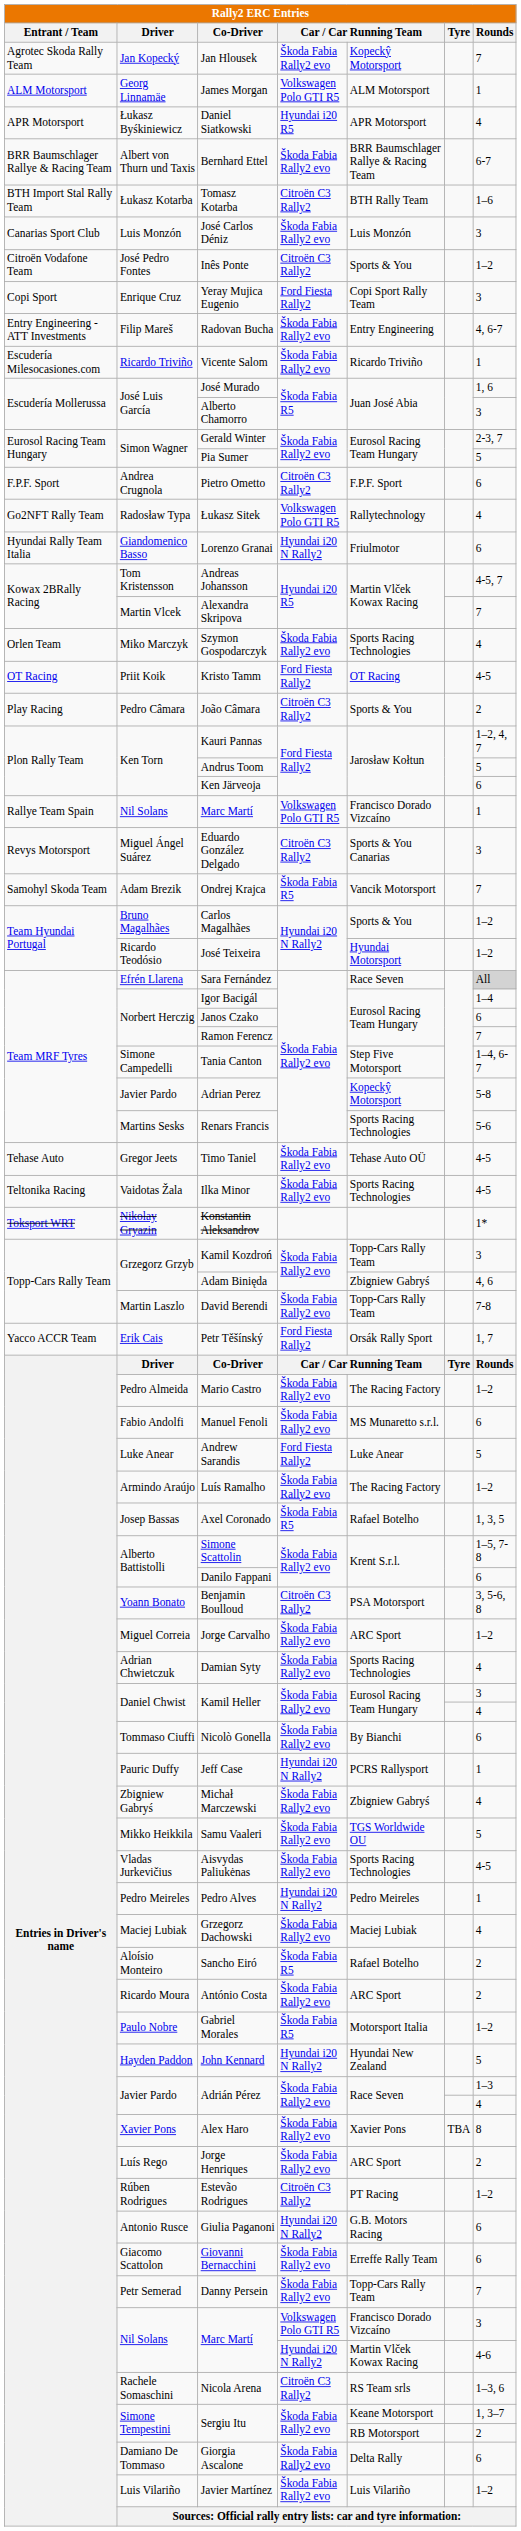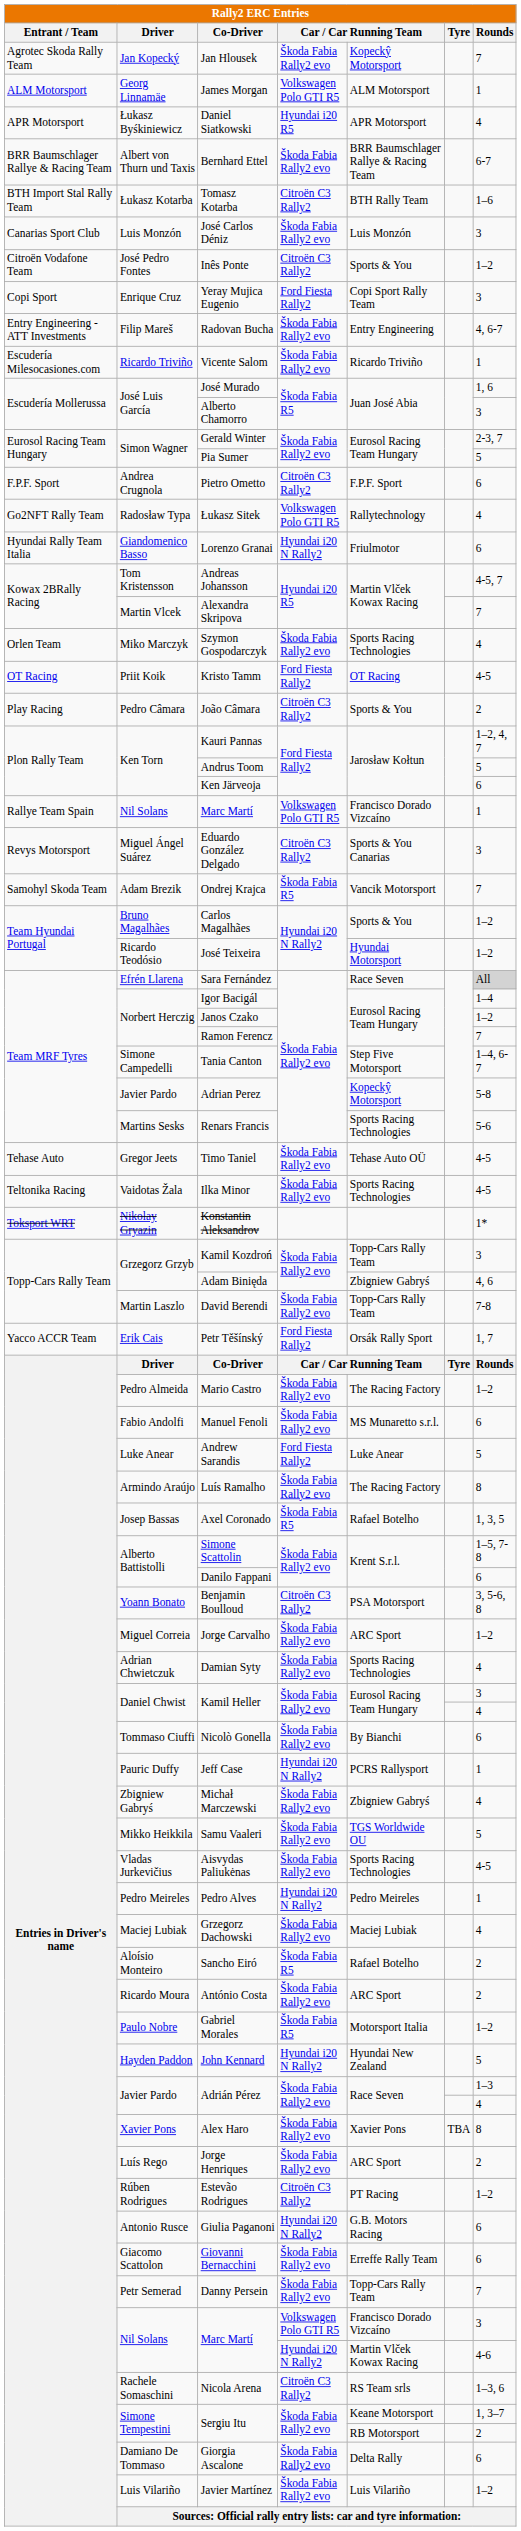(479, 1017) 6 -> (484, 1017) 1–2
(484, 1486) 1–2 -> (479, 1486) 8
